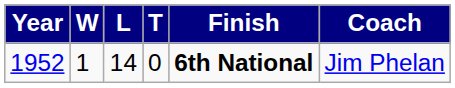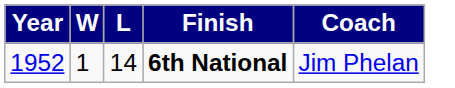- column: (156, 23)
